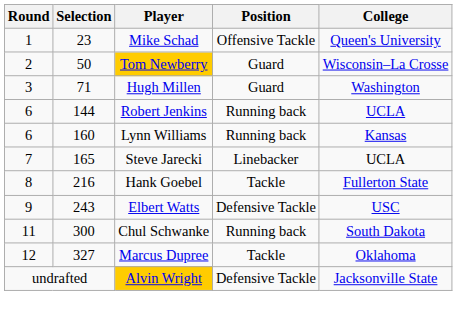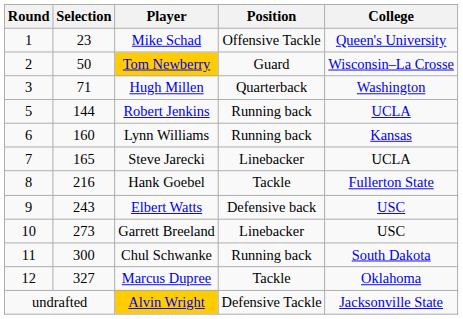(266, 88) Guard -> (272, 88) Quarterback
(29, 111) 6 -> (29, 111) 5
(266, 207) Defensive Tackle -> (272, 207) Defensive back
+ row: (167, 230)
